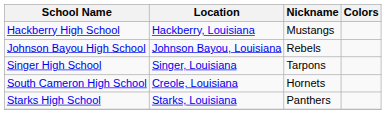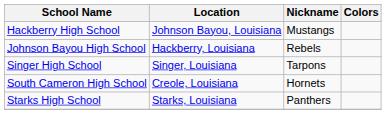(203, 30) Hackberry, Louisiana -> (217, 30) Johnson Bayou, Louisiana
(217, 48) Johnson Bayou, Louisiana -> (203, 48) Hackberry, Louisiana
